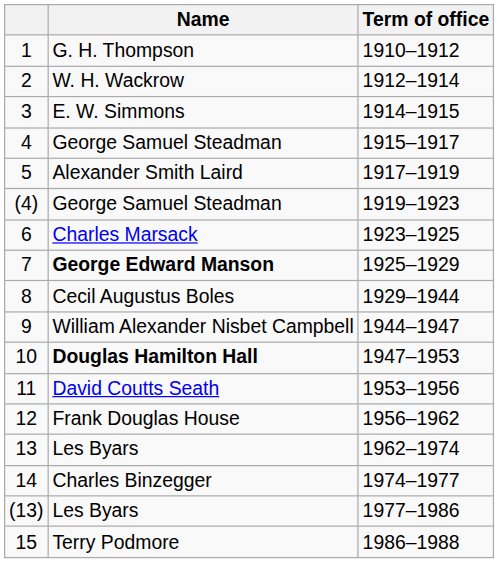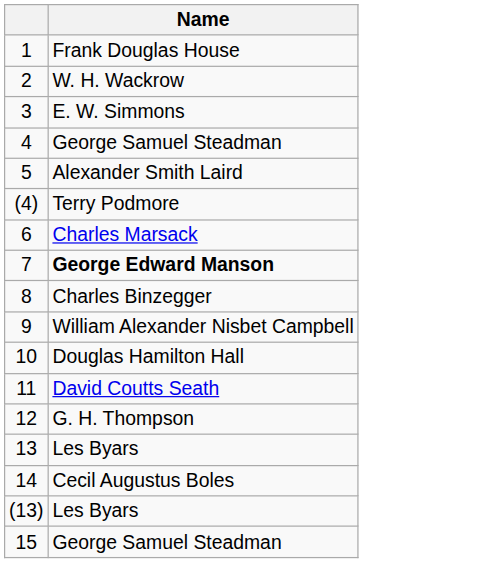- column: (426, 19)
(123, 50) G. H. Thompson -> (146, 50) Frank Douglas House
(167, 204) George Samuel Steadman -> (116, 204) Terry Podmore
(143, 296) Cecil Augustus Boles -> (132, 296) Charles Binzegger
(155, 357) bold -> (148, 357) normal
(146, 419) Frank Douglas House -> (123, 419) G. H. Thompson
(132, 480) Charles Binzegger -> (143, 480) Cecil Augustus Boles
(116, 541) Terry Podmore -> (167, 541) George Samuel Steadman
